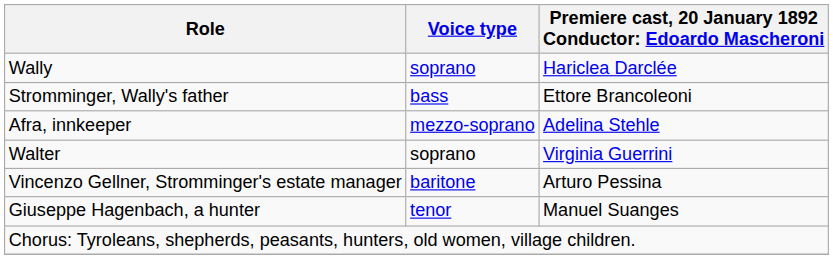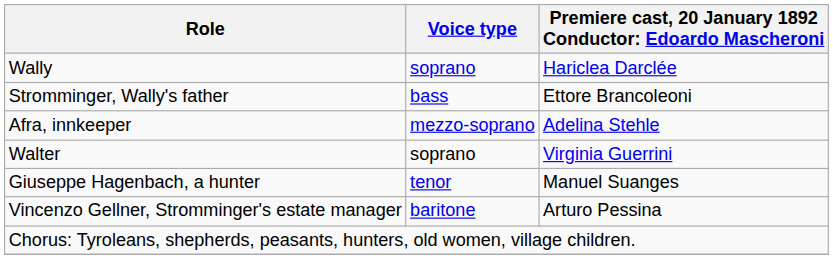rows swapped: (134, 211) <-> (205, 182)
